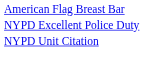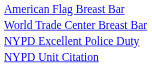+ row: (76, 25)
